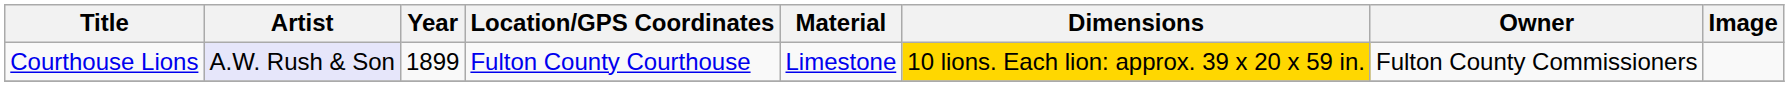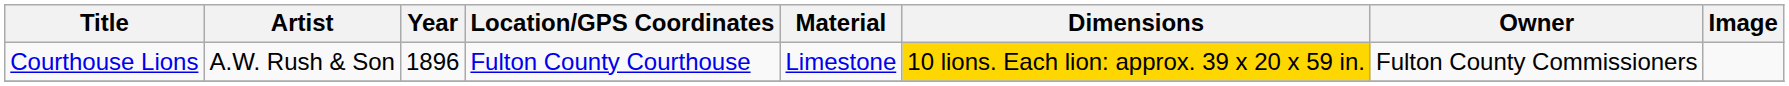(302, 61) lavender background -> (302, 61) no background
(433, 61) 1899 -> (433, 61) 1896
